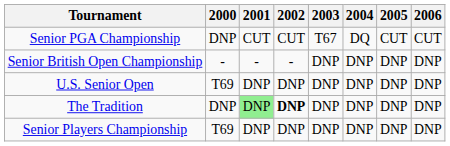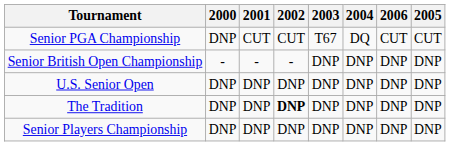columns swapped: (394, 16) <-> (428, 16)
(223, 84) T69 -> (223, 84) DNP
(257, 107) lightgreen background -> (257, 107) no background
(223, 130) T69 -> (223, 130) DNP
